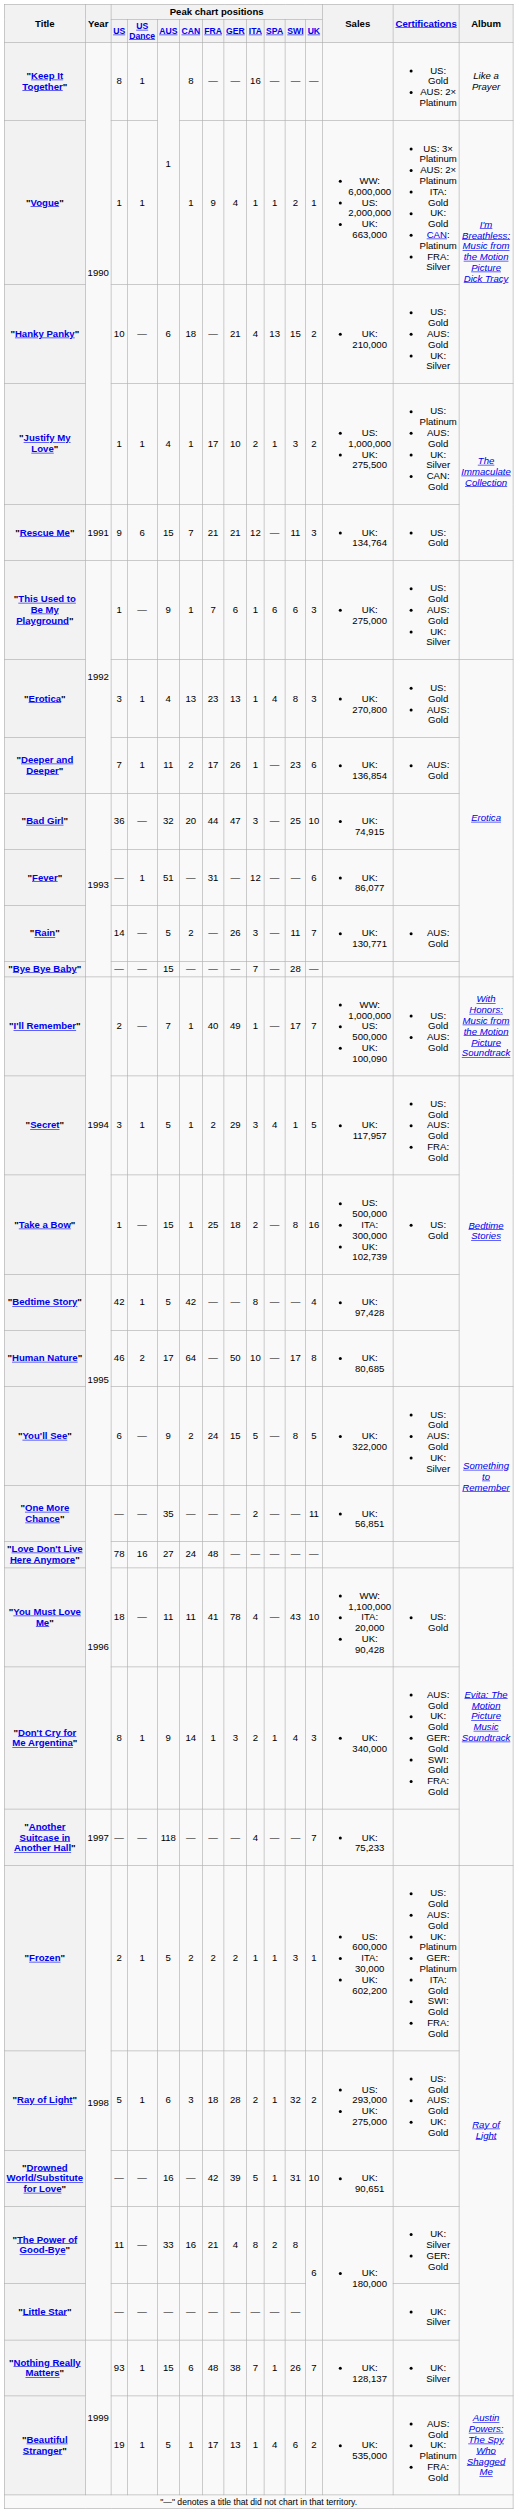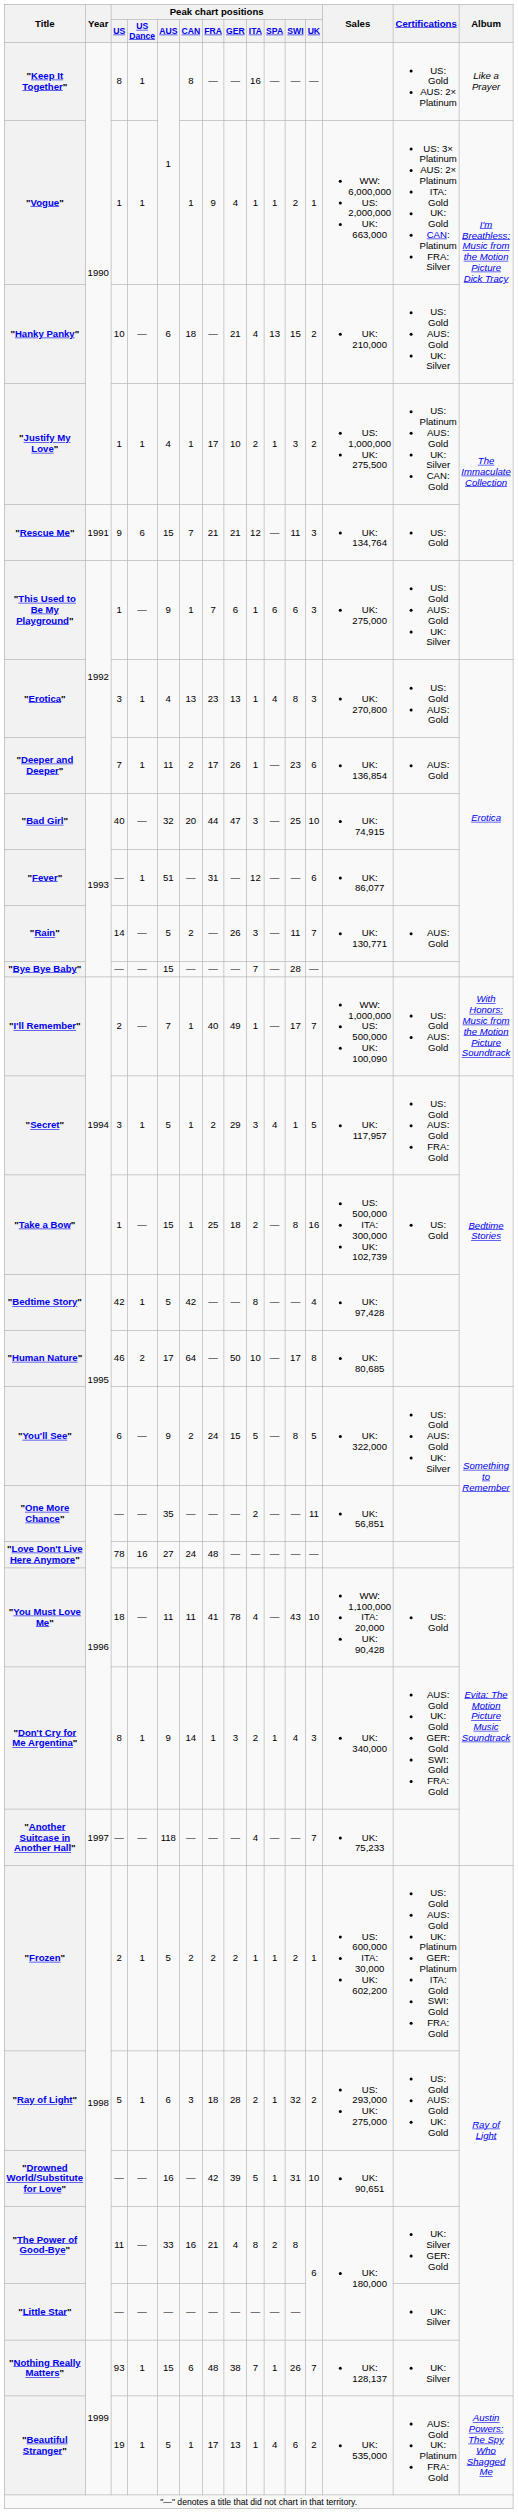(119, 821) 36 -> (119, 821) 40
(295, 1958) 3 -> (295, 1958) 2
